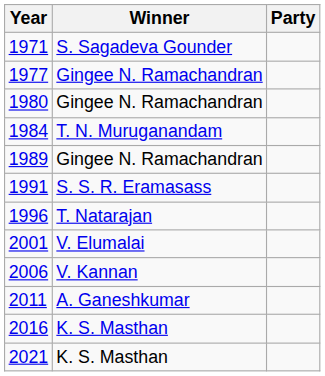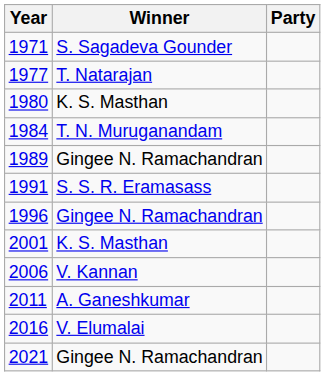(160, 74) Gingee N. Ramachandran -> (104, 74) T. Natarajan
(160, 103) Gingee N. Ramachandran -> (112, 103) K. S. Masthan
(104, 215) T. Natarajan -> (160, 215) Gingee N. Ramachandran
(100, 243) V. Elumalai -> (112, 243) K. S. Masthan
(112, 328) K. S. Masthan -> (100, 328) V. Elumalai
(112, 356) K. S. Masthan -> (160, 356) Gingee N. Ramachandran
